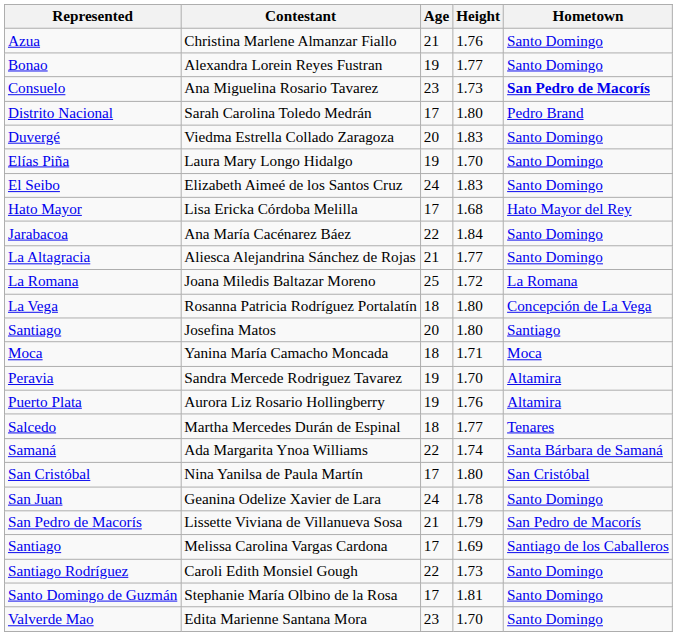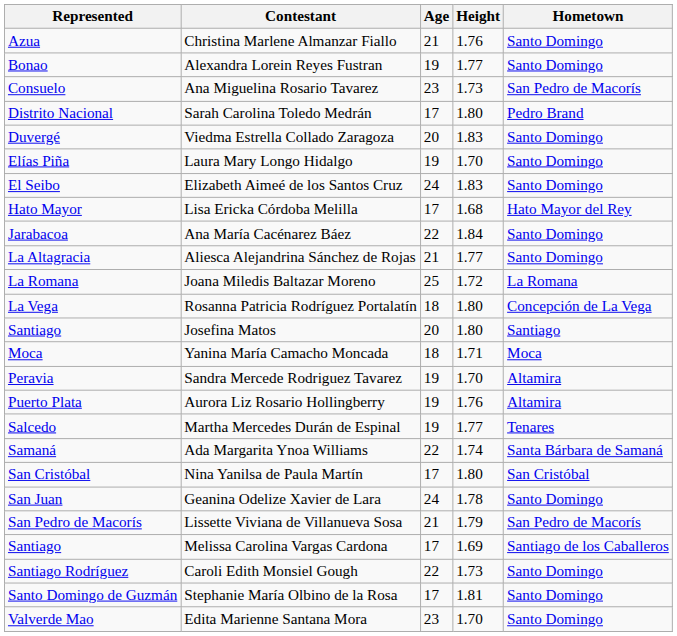(579, 88) bold -> (574, 88) normal
(431, 426) 18 -> (431, 426) 19
